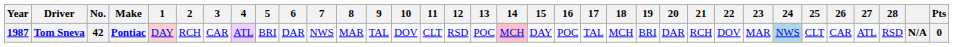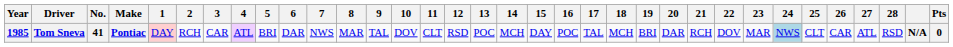(18, 32) 1987 -> (18, 32) 1985
(98, 32) 42 -> (98, 32) 41
(512, 32) pink background -> (512, 32) no background
